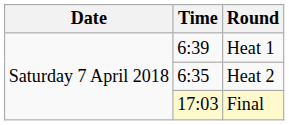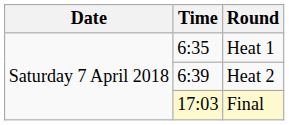(193, 47) 6:39 -> (193, 47) 6:35
(193, 76) 6:35 -> (193, 76) 6:39
